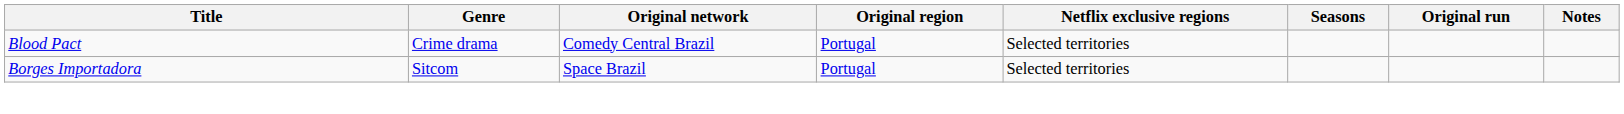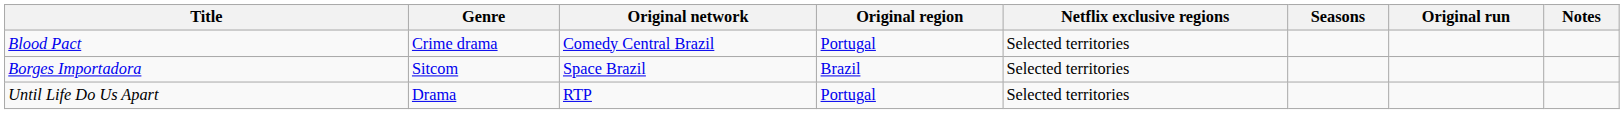(848, 69) Portugal -> (841, 69) Brazil
+ row: (83, 95)
